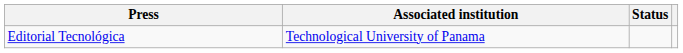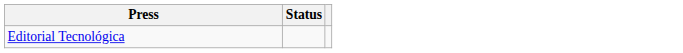- column: (456, 15)
